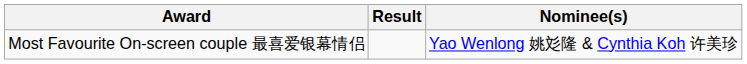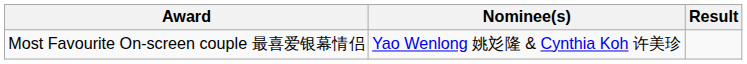columns swapped: (584, 17) <-> (397, 17)
